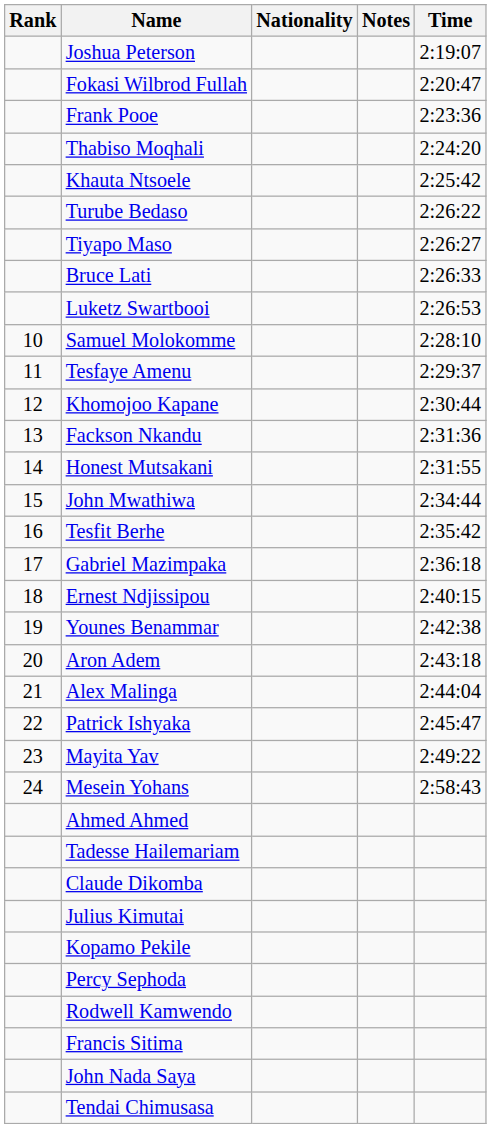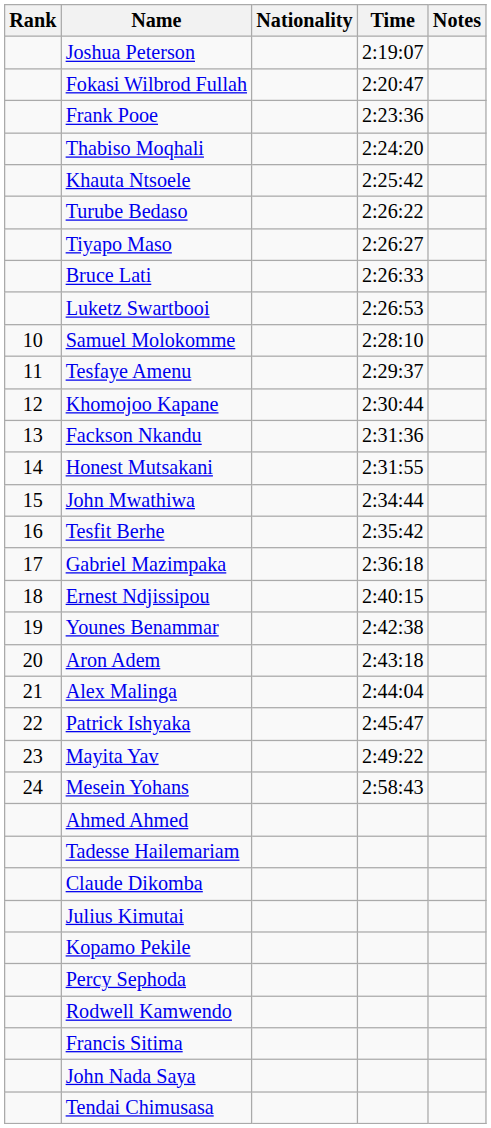columns swapped: (450, 20) <-> (386, 20)
